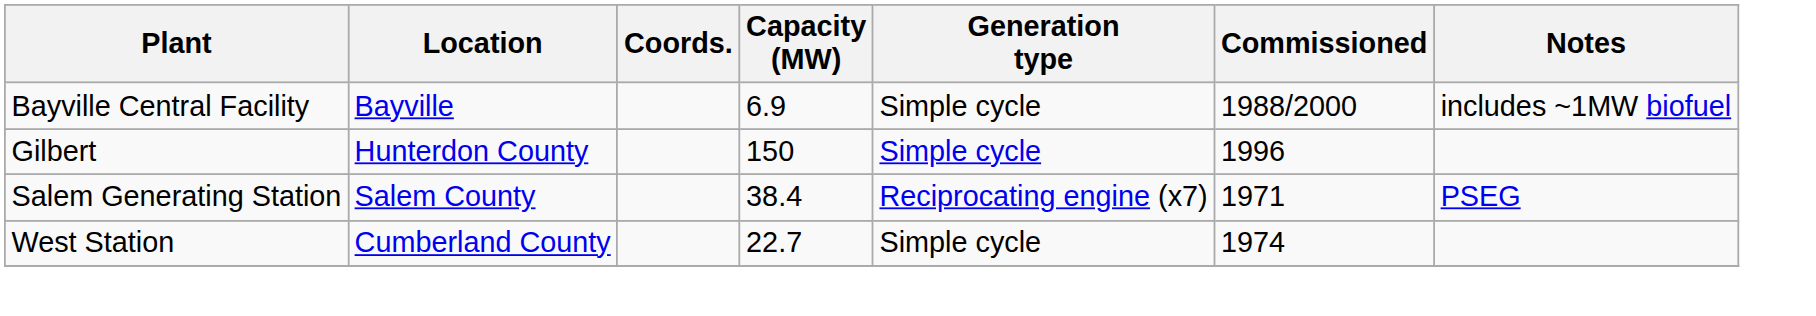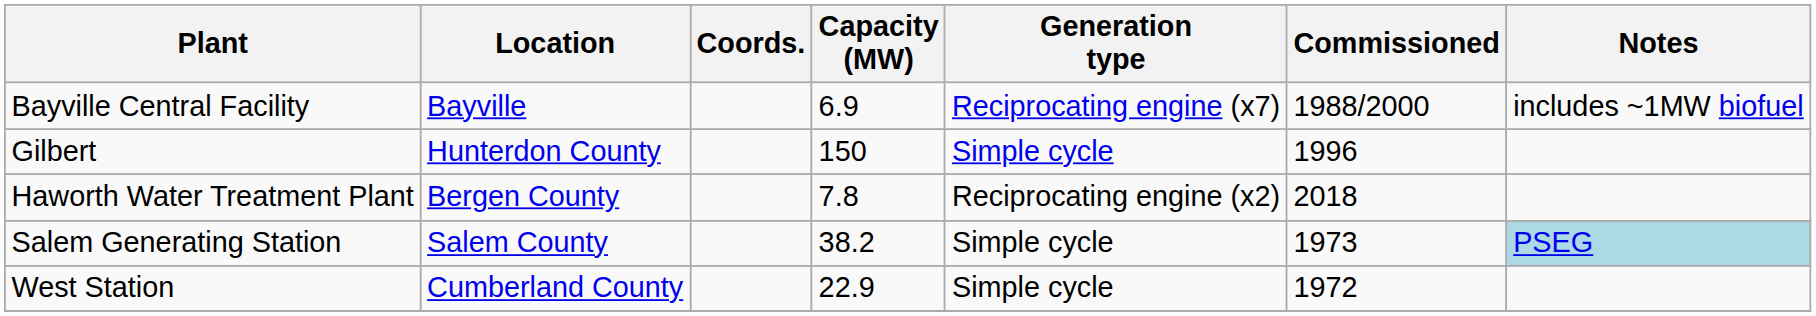(960, 105) Simple cycle -> (1116, 105) Reciprocating engine (x7)
+ row: (213, 196)
(774, 196) 38.4 -> (847, 242) 38.2
(1044, 196) Reciprocating engine (x7) -> (1033, 242) Simple cycle
(1253, 196) 1971 -> (1325, 242) 1973
(1481, 196) no background -> (1553, 242) lightblue background
(774, 242) 22.7 -> (847, 288) 22.9
(1253, 242) 1974 -> (1325, 288) 1972
